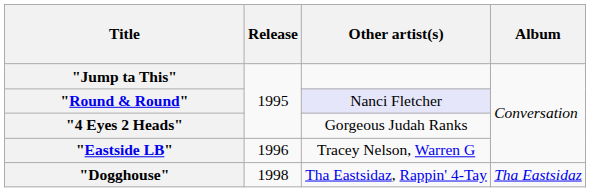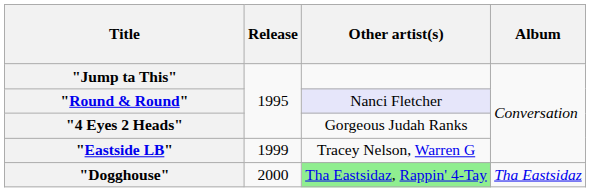(273, 150) 1996 -> (273, 150) 1999
(273, 174) 1998 -> (273, 174) 2000
(396, 174) no background -> (396, 174) lightgreen background
